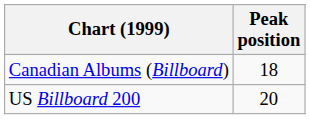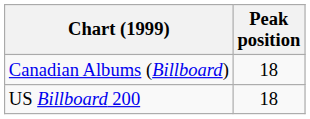(269, 98) 20 -> (269, 98) 18
